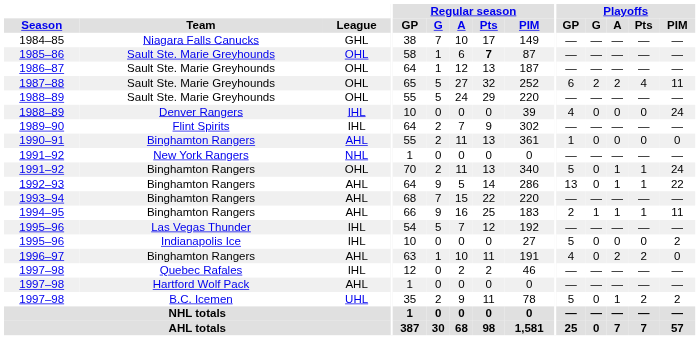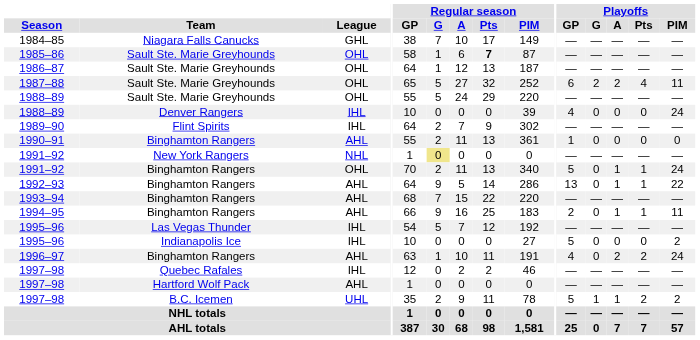(438, 155) no background -> (438, 155) khaki background
(596, 212) 1 -> (596, 212) 0
(677, 256) 0 -> (677, 256) 24
(596, 299) 0 -> (596, 299) 1
